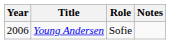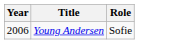- column: (150, 13)
